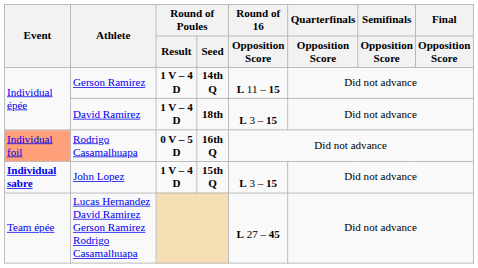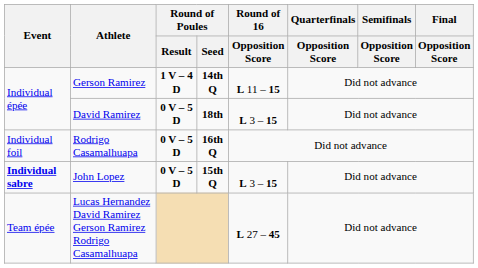(176, 114) 1 V – 4 D -> (176, 114) 0 V – 5 D
(30, 146) lightsalmon background -> (30, 146) no background
(176, 177) 1 V – 4 D -> (176, 177) 0 V – 5 D
